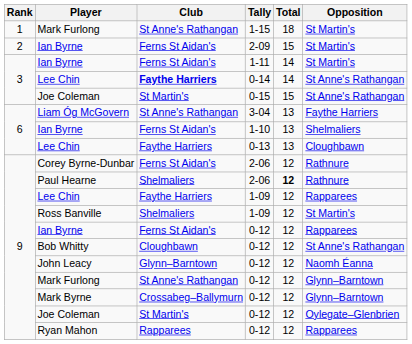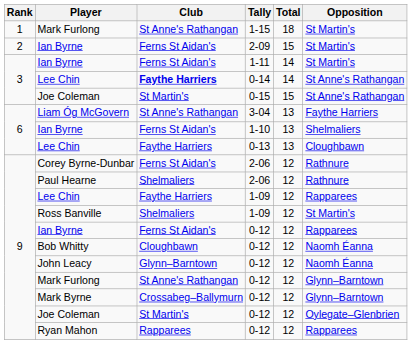(288, 180) bold -> (288, 180) normal
(355, 247) St Anne's Rathangan -> (339, 247) Naomh Éanna
